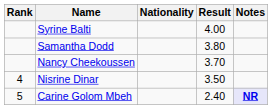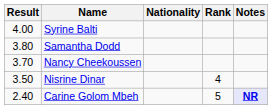columns swapped: (20, 12) <-> (215, 12)
